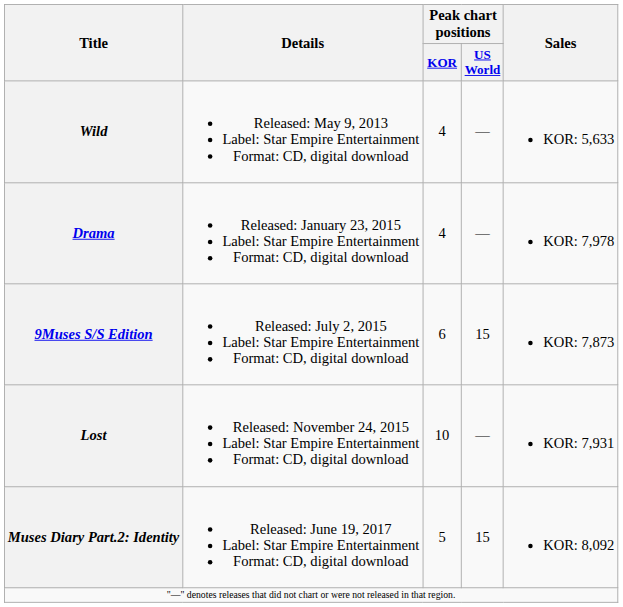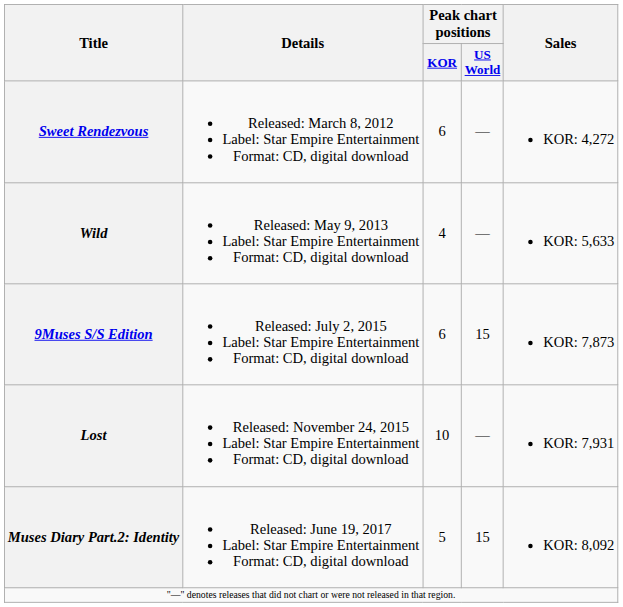+ row: (94, 131)
- row: (94, 233)
